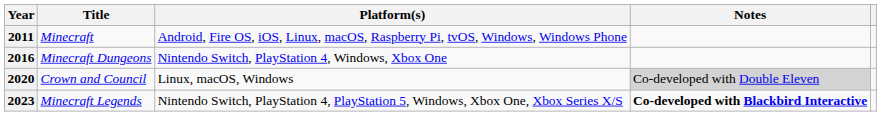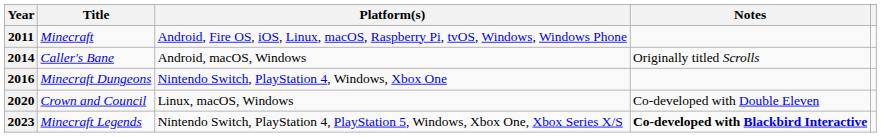+ row: (21, 57)
(726, 79) lightgrey background -> (726, 100) no background
